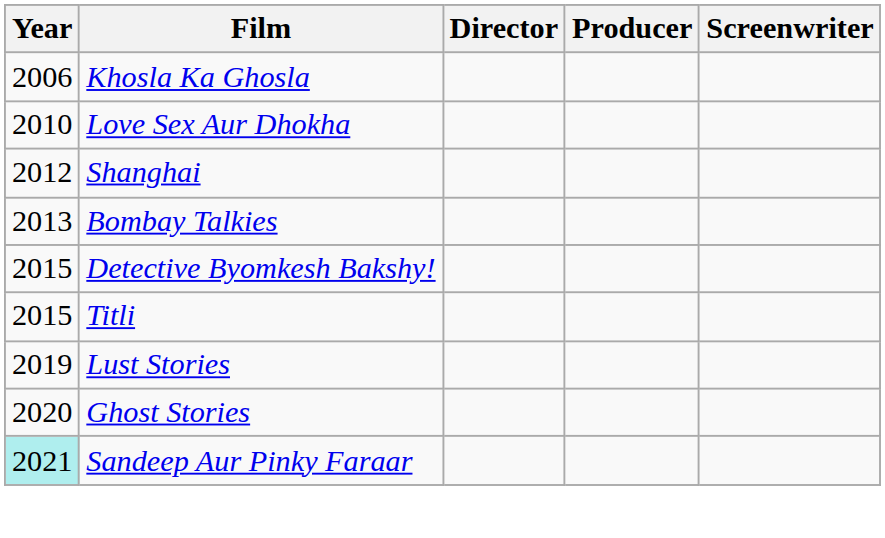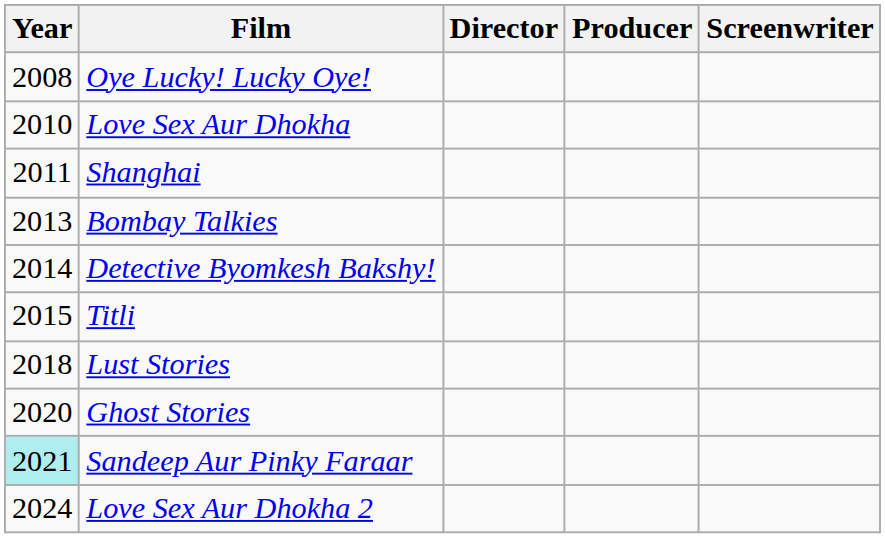- row: (198, 76)
+ row: (229, 76)
(42, 172) 2012 -> (42, 172) 2011
(42, 268) 2015 -> (42, 268) 2014
(42, 364) 2019 -> (42, 364) 2018
+ row: (230, 508)
